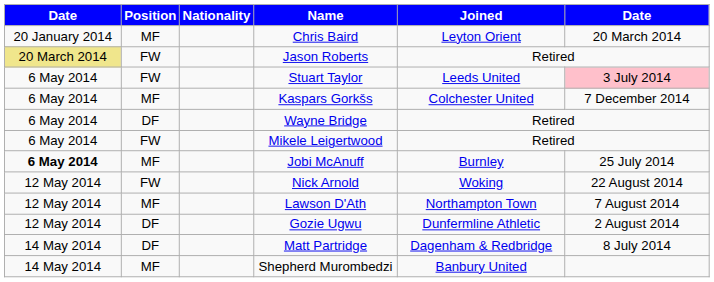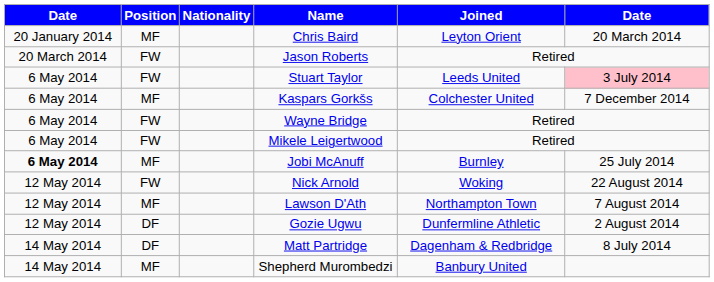(63, 57) khaki background -> (63, 57) no background
(150, 120) DF -> (150, 120) FW
